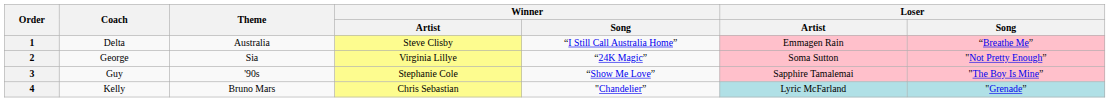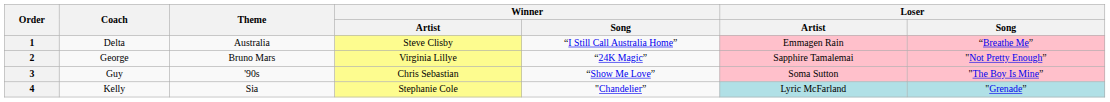(252, 58) Sia -> (252, 58) Bruno Mars
(813, 58) Soma Sutton -> (813, 58) Sapphire Tamalemai
(428, 74) Stephanie Cole -> (428, 74) Chris Sebastian
(813, 74) Sapphire Tamalemai -> (813, 74) Soma Sutton
(252, 89) Bruno Mars -> (252, 89) Sia
(428, 89) Chris Sebastian -> (428, 89) Stephanie Cole
